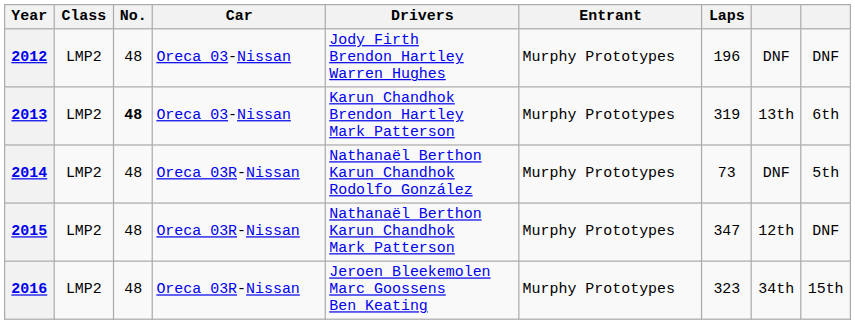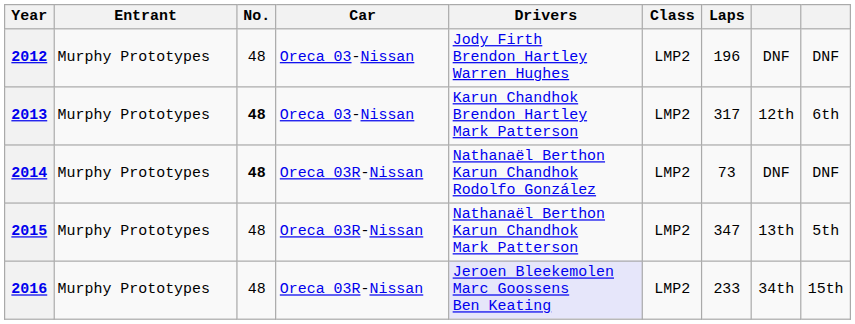columns swapped: (611, 17) <-> (84, 17)
(727, 116) 319 -> (727, 116) 317
(776, 116) 13th -> (776, 116) 12th
(133, 174) normal -> (257, 174) bold
(826, 174) 5th -> (826, 174) DNF
(776, 232) 12th -> (776, 232) 13th
(826, 232) DNF -> (826, 232) 5th
(410, 290) no background -> (533, 290) lavender background
(727, 290) 323 -> (727, 290) 233
